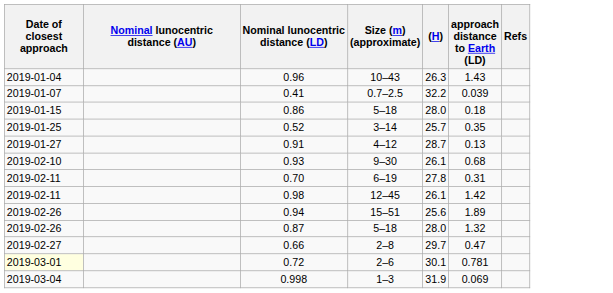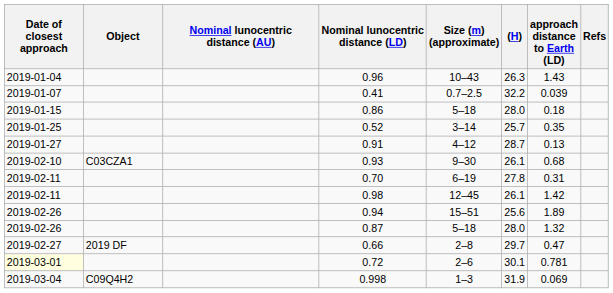+ column: (123, 37)
